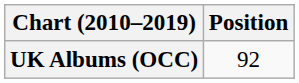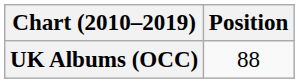(249, 59) 92 -> (249, 59) 88
